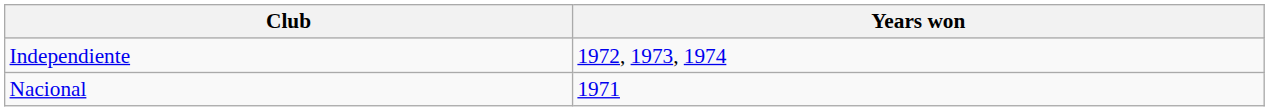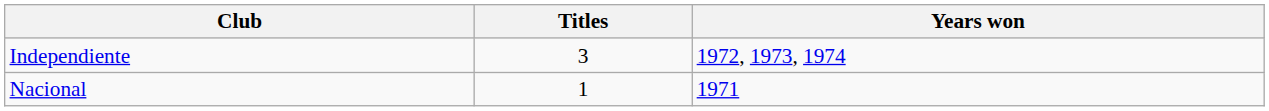+ column: (583, 21)
